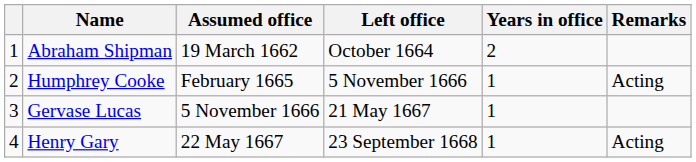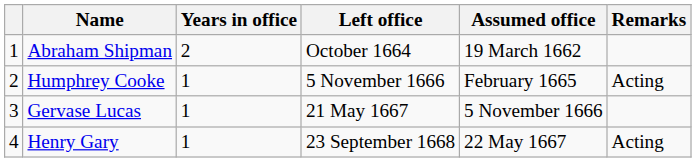columns swapped: (250, 19) <-> (545, 19)
